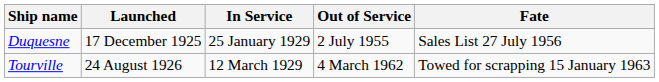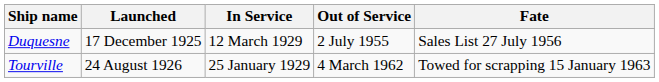(259, 41) 25 January 1929 -> (256, 41) 12 March 1929
(256, 65) 12 March 1929 -> (259, 65) 25 January 1929
